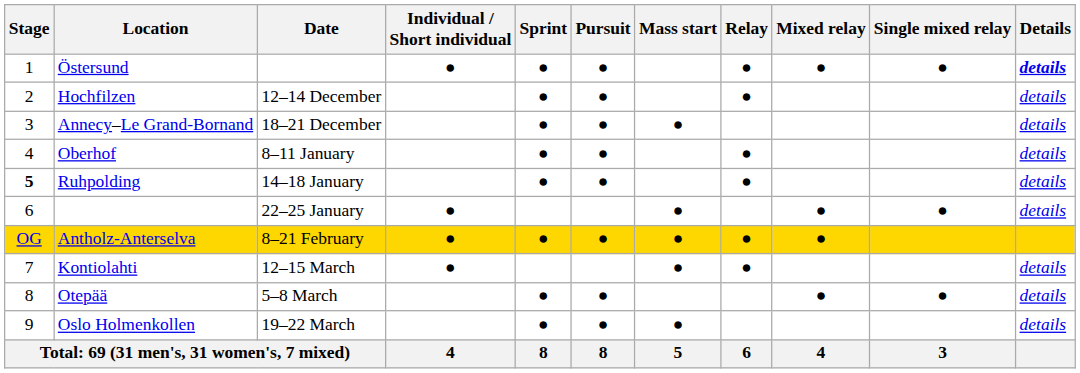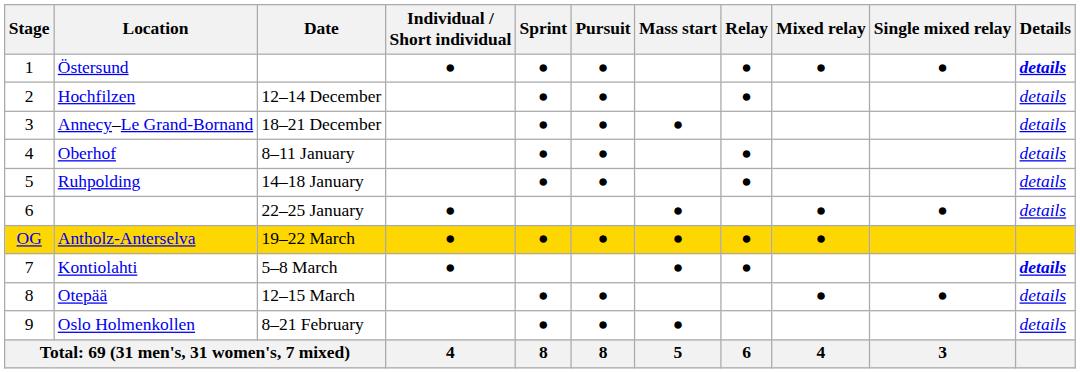(29, 181) bold -> (29, 181) normal
(313, 238) 8–21 February -> (308, 238) 19–22 March
(308, 267) 12–15 March -> (300, 267) 5–8 March
(1043, 267) normal -> (1043, 267) bold
(300, 296) 5–8 March -> (308, 296) 12–15 March
(308, 324) 19–22 March -> (313, 324) 8–21 February
